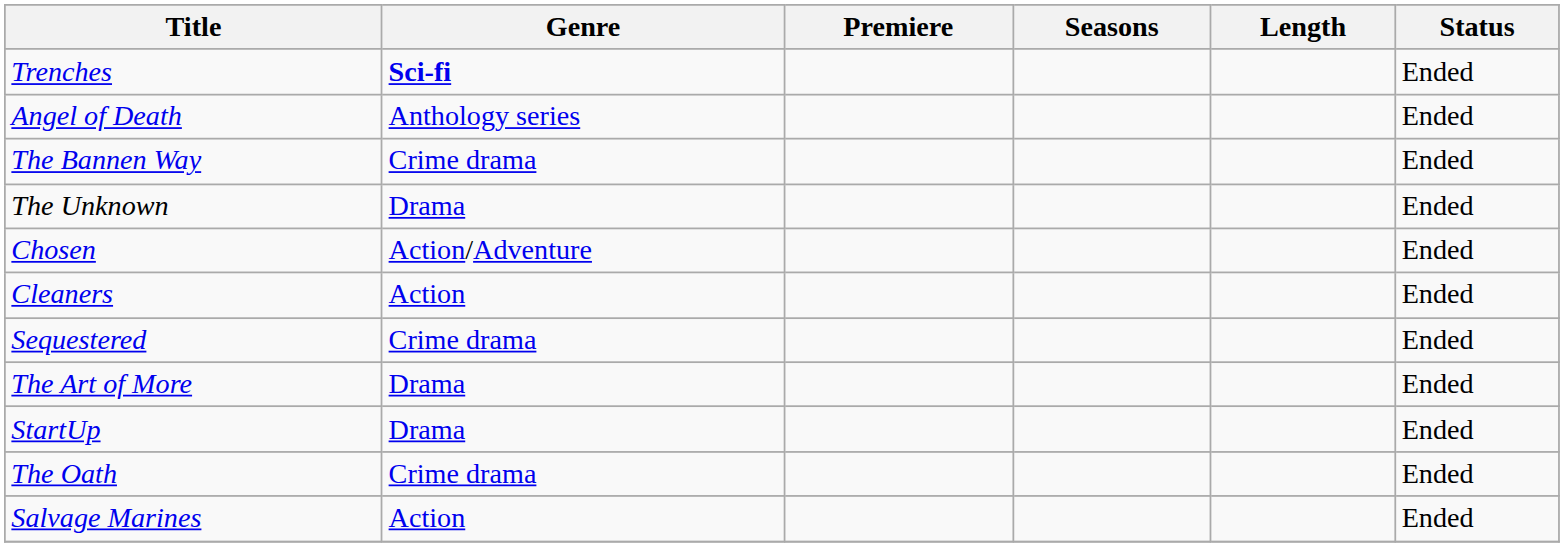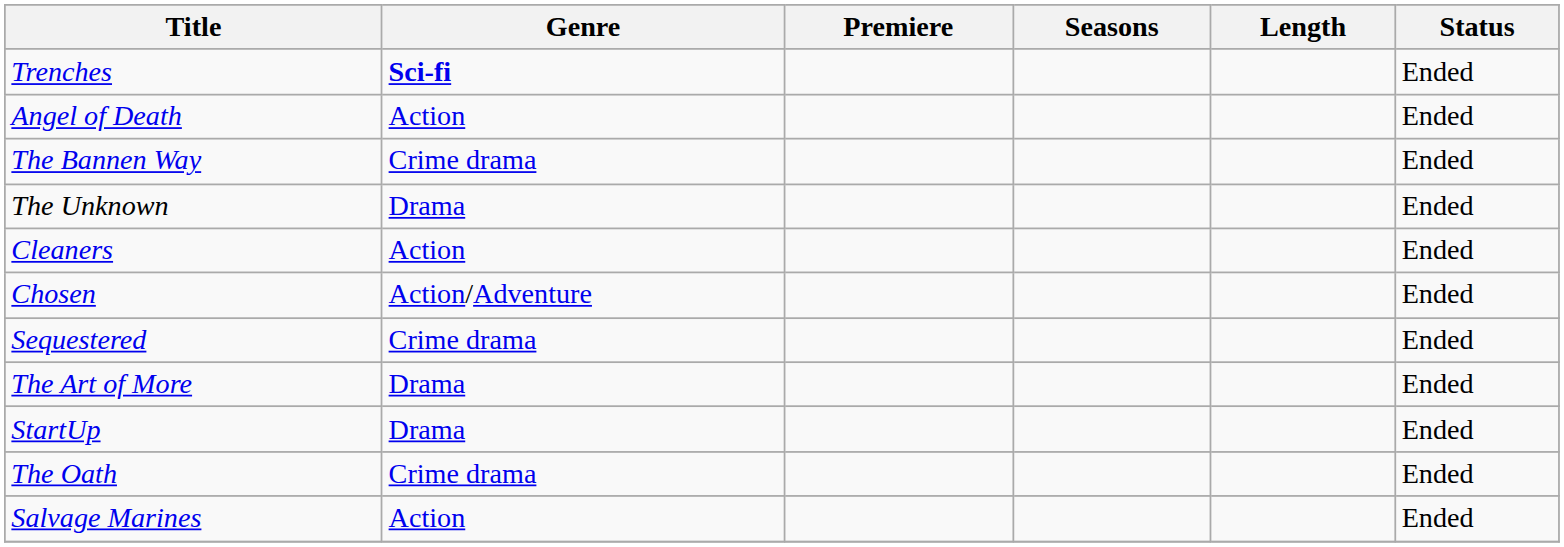(484, 116) Anthology series -> (427, 116) Action
rows swapped: (54, 250) <-> (62, 294)
